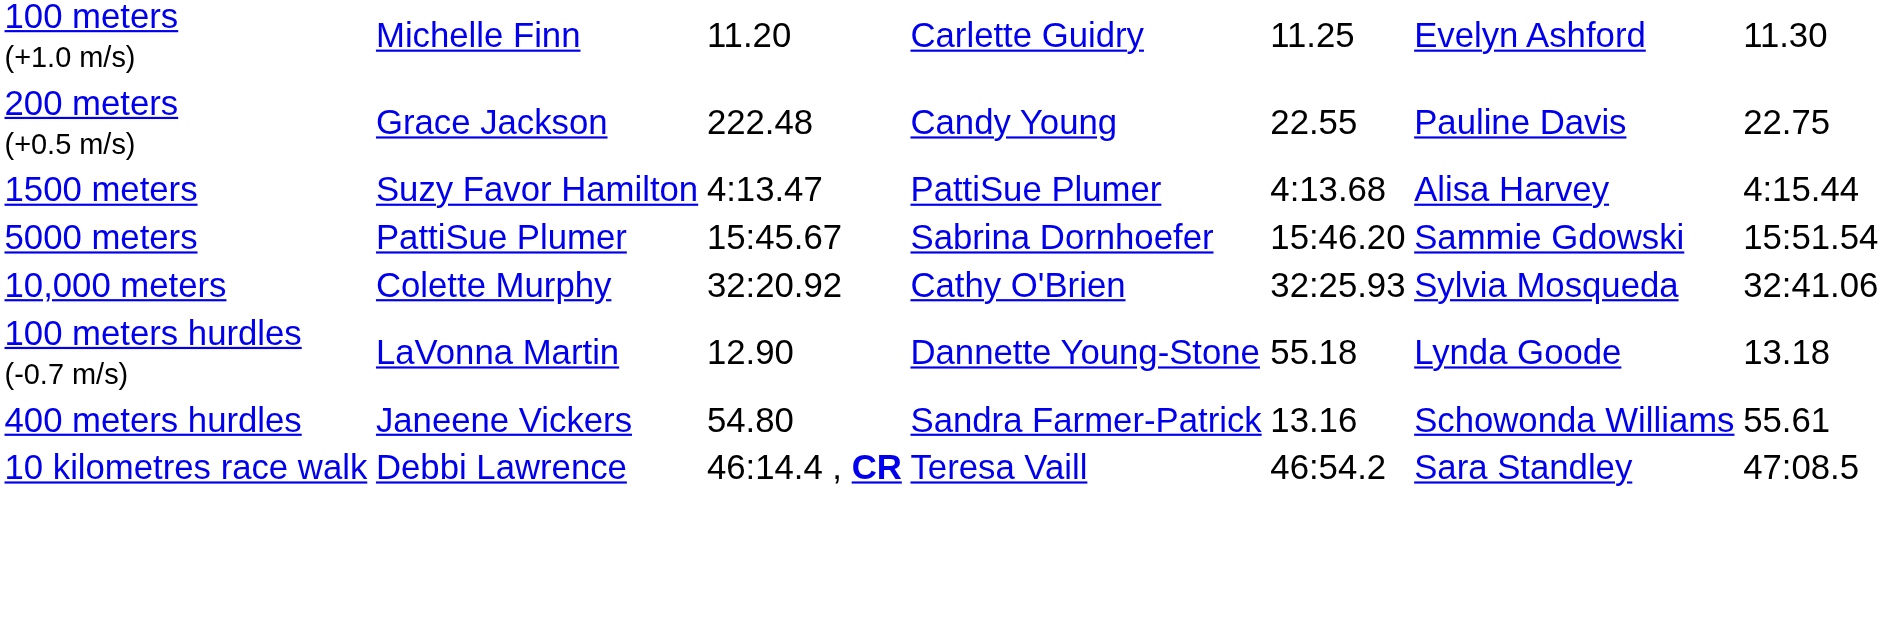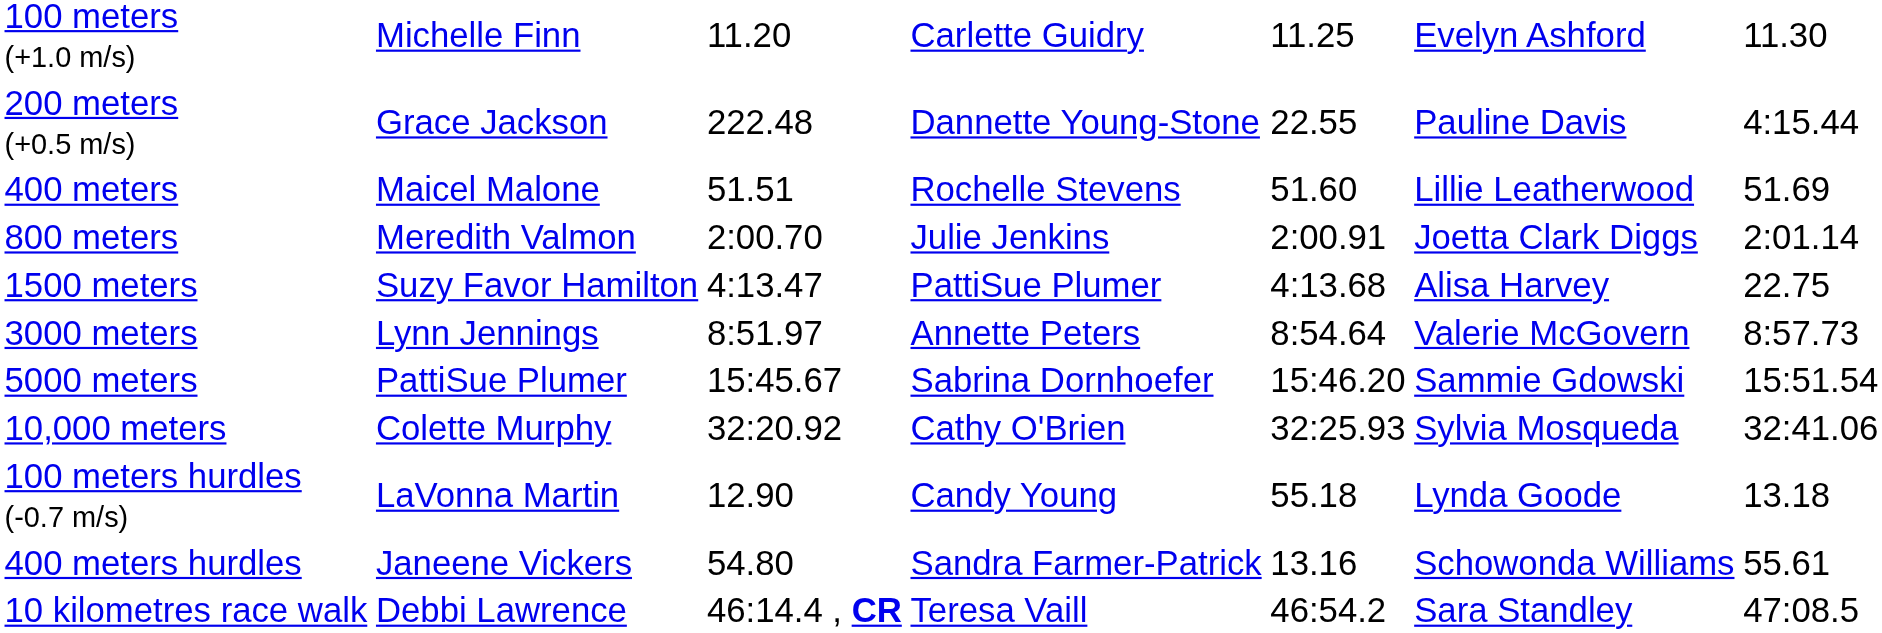(1014, 122) Candy Young -> (1085, 122) Dannette Young-Stone
(1787, 122) 22.75 -> (1801, 122) 4:15.44
+ row: (91, 190)
+ row: (91, 237)
(1801, 190) 4:15.44 -> (1787, 285) 22.75
+ row: (101, 333)
(1085, 352) Dannette Young-Stone -> (1014, 496) Candy Young
